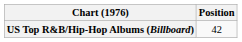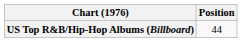(217, 29) 42 -> (217, 29) 44
